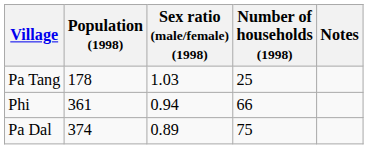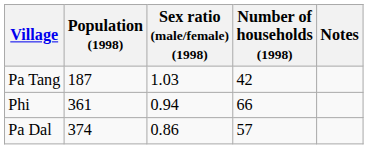(80, 79) 178 -> (80, 79) 187
(245, 79) 25 -> (245, 79) 42
(165, 130) 0.89 -> (165, 130) 0.86
(245, 130) 75 -> (245, 130) 57
